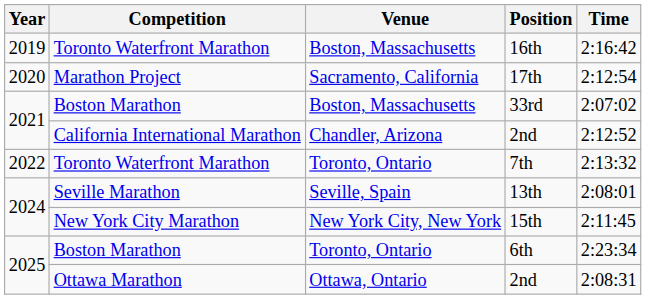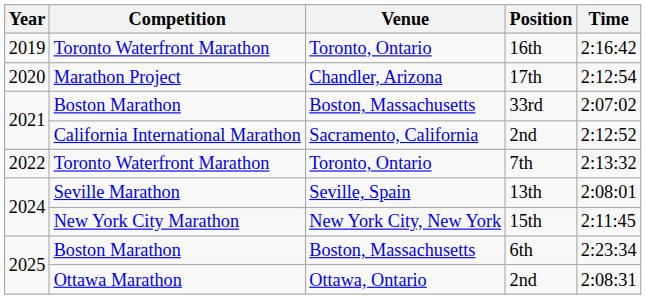(392, 47) Boston, Massachusetts -> (370, 47) Toronto, Ontario
(394, 76) Sacramento, California -> (376, 76) Chandler, Arizona
(376, 134) Chandler, Arizona -> (394, 134) Sacramento, California
(370, 250) Toronto, Ontario -> (392, 250) Boston, Massachusetts
